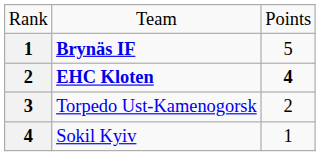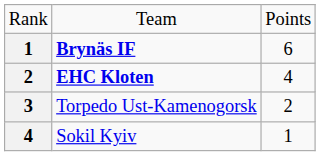(288, 48) 5 -> (288, 48) 6
(288, 77) bold -> (288, 77) normal
